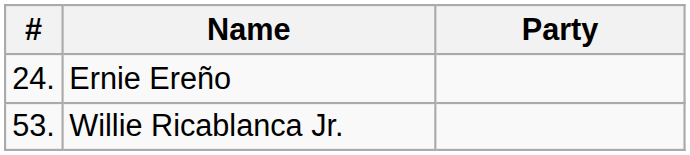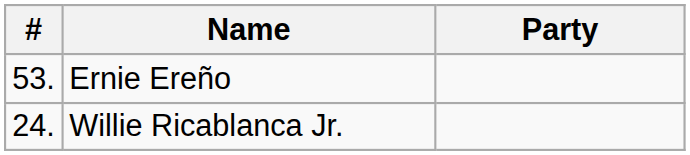(34, 78) 24. -> (34, 78) 53.
(34, 127) 53. -> (34, 127) 24.
